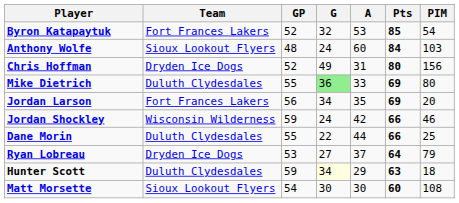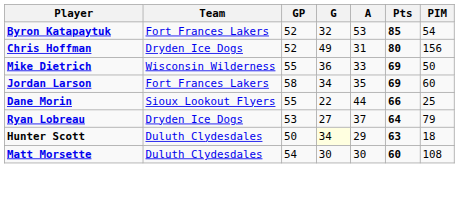- row: (49, 48)
(204, 84) Duluth Clydesdales -> (210, 66) Wisconsin Wilderness
(325, 84) lightgreen background -> (325, 66) no background
(429, 84) 80 -> (429, 66) 50
(291, 101) 56 -> (291, 84) 58
(429, 101) 20 -> (429, 84) 60
- row: (56, 119)
(204, 136) Duluth Clydesdales -> (210, 101) Sioux Lookout Flyers
(291, 171) 59 -> (291, 136) 50
(210, 189) Sioux Lookout Flyers -> (204, 154) Duluth Clydesdales
